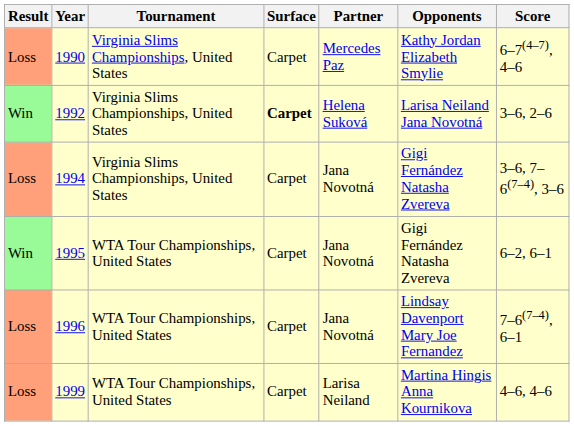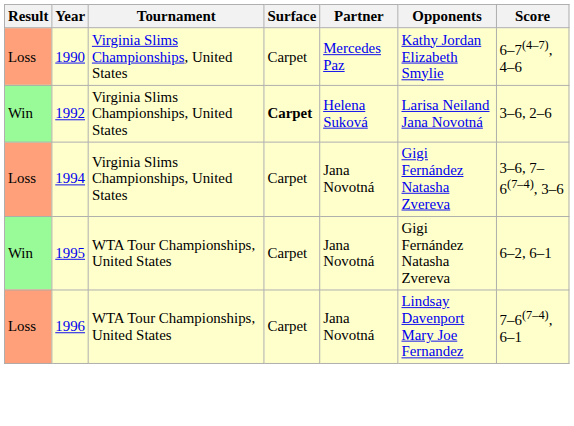- row: (70, 392)
